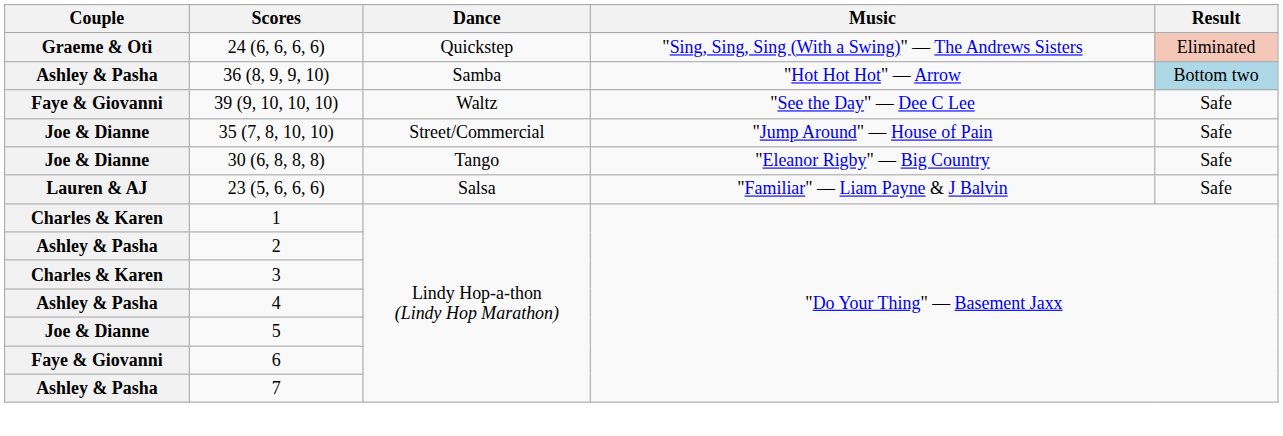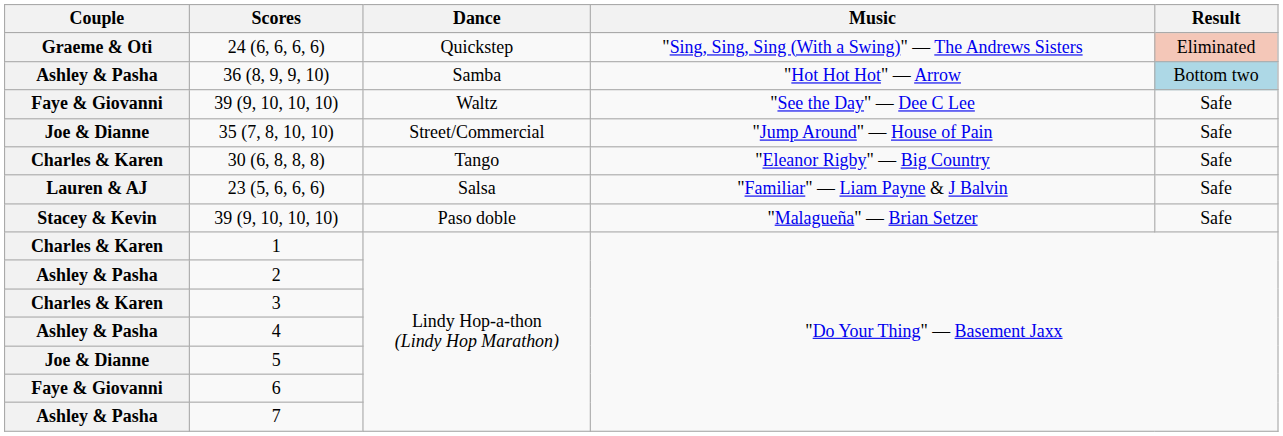(97, 160) Joe & Dianne -> (97, 160) Charles & Karen
+ row: (276, 217)
